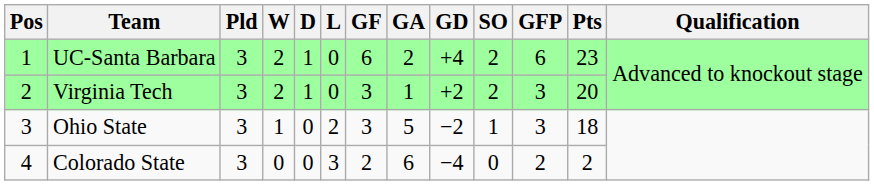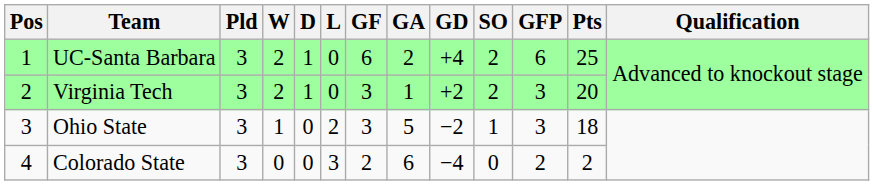(587, 57) 23 -> (587, 57) 25
